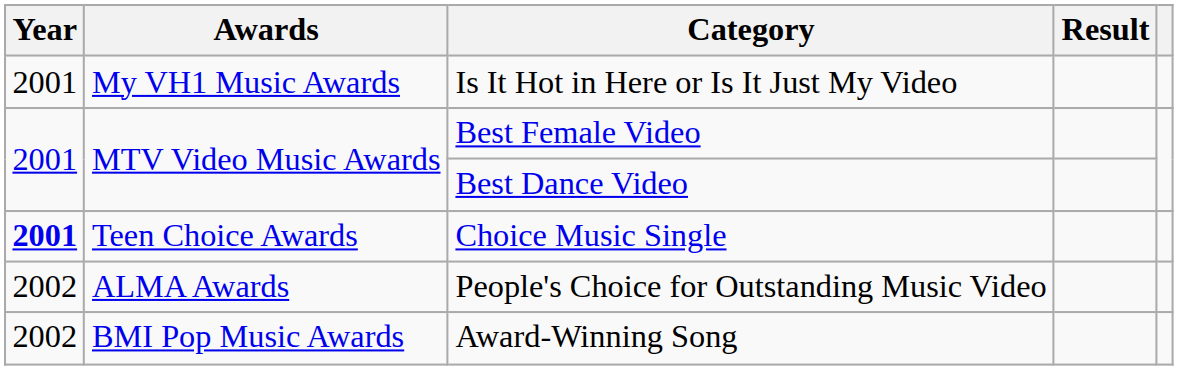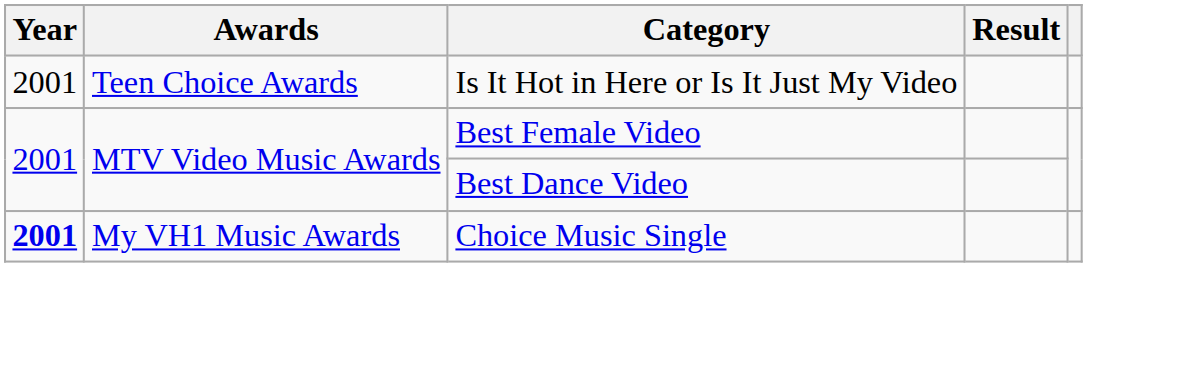(246, 81) My VH1 Music Awards -> (225, 81) Teen Choice Awards
(225, 235) Teen Choice Awards -> (246, 235) My VH1 Music Awards
- row: (751, 286)
- row: (596, 337)
